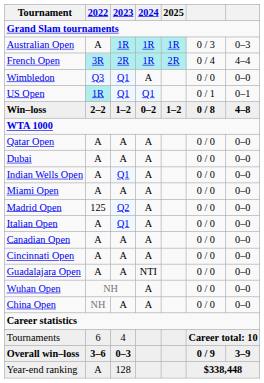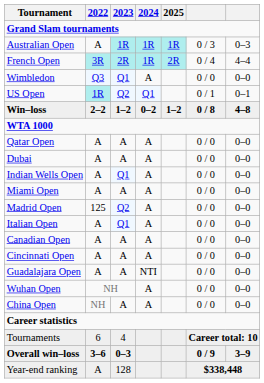(123, 93) Q1 -> (123, 93) Q2
